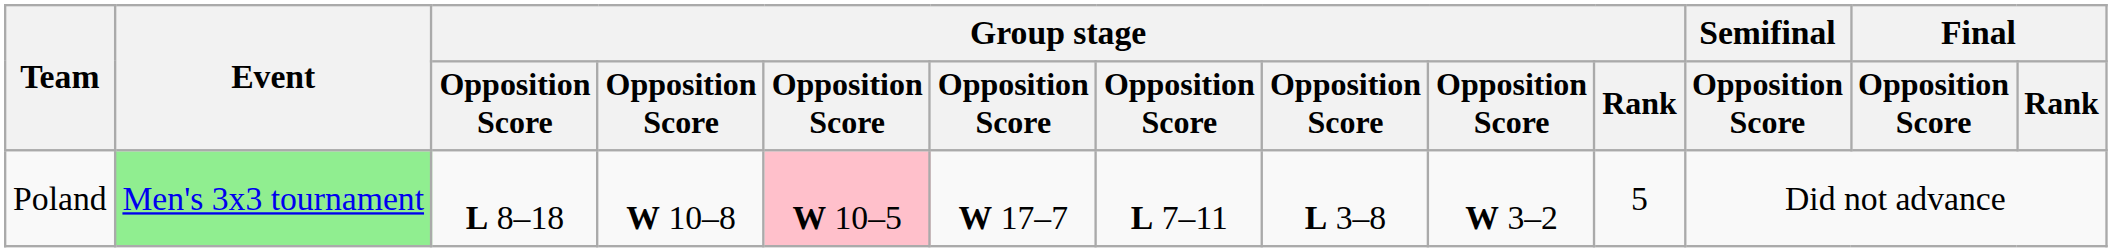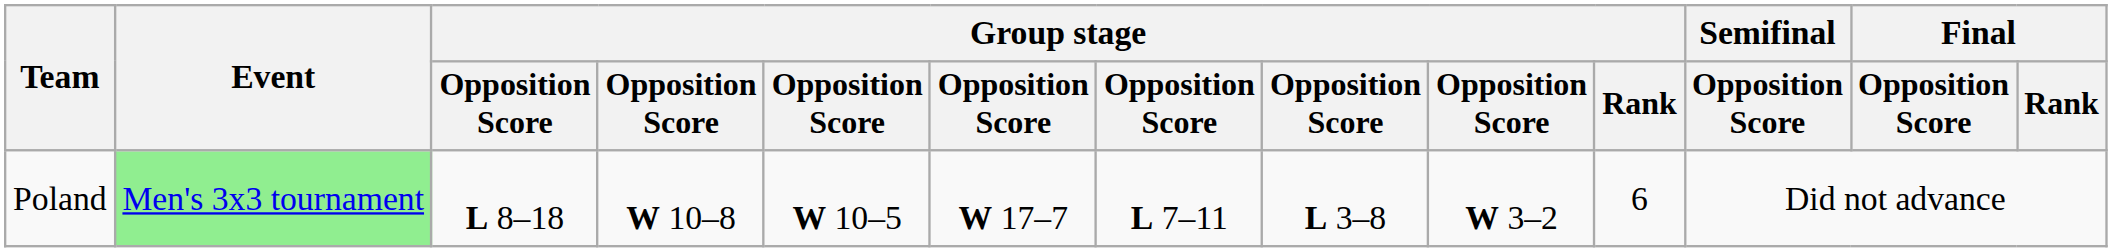(847, 218) pink background -> (847, 218) no background
(1640, 198) 5 -> (1640, 198) 6
